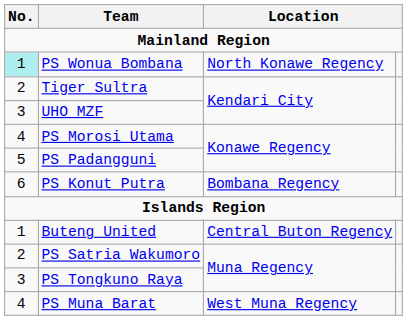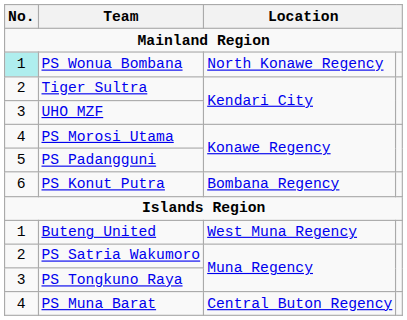(300, 232) Central Buton Regency -> (282, 232) West Muna Regency
(282, 304) West Muna Regency -> (300, 304) Central Buton Regency
